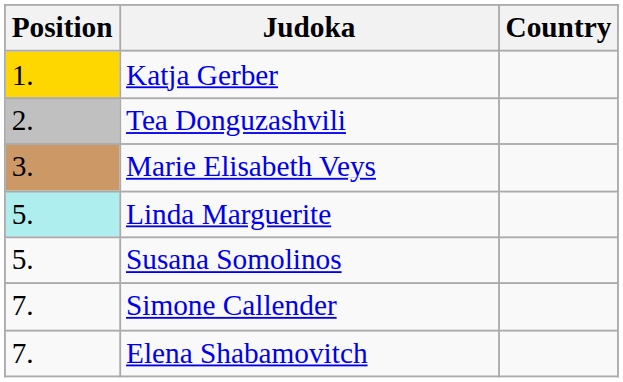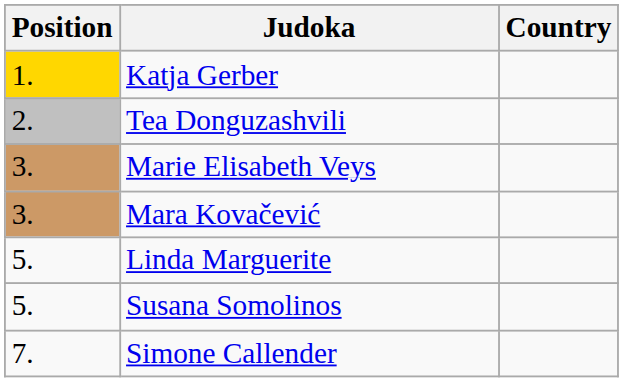+ row: (223, 213)
(23, 213) paleturquoise background -> (23, 259) no background
- row: (247, 352)
